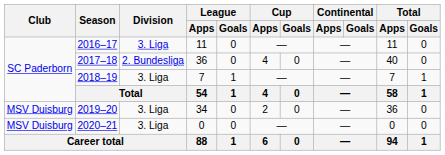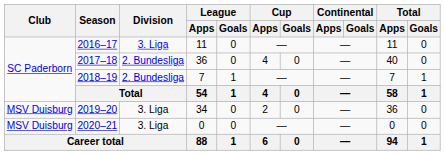(153, 77) 3. Liga -> (153, 77) 2. Bundesliga
